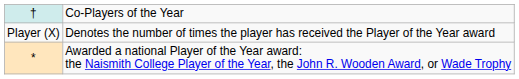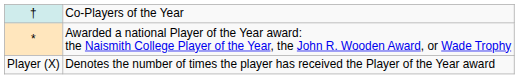rows swapped: (33, 58) <-> (33, 32)
